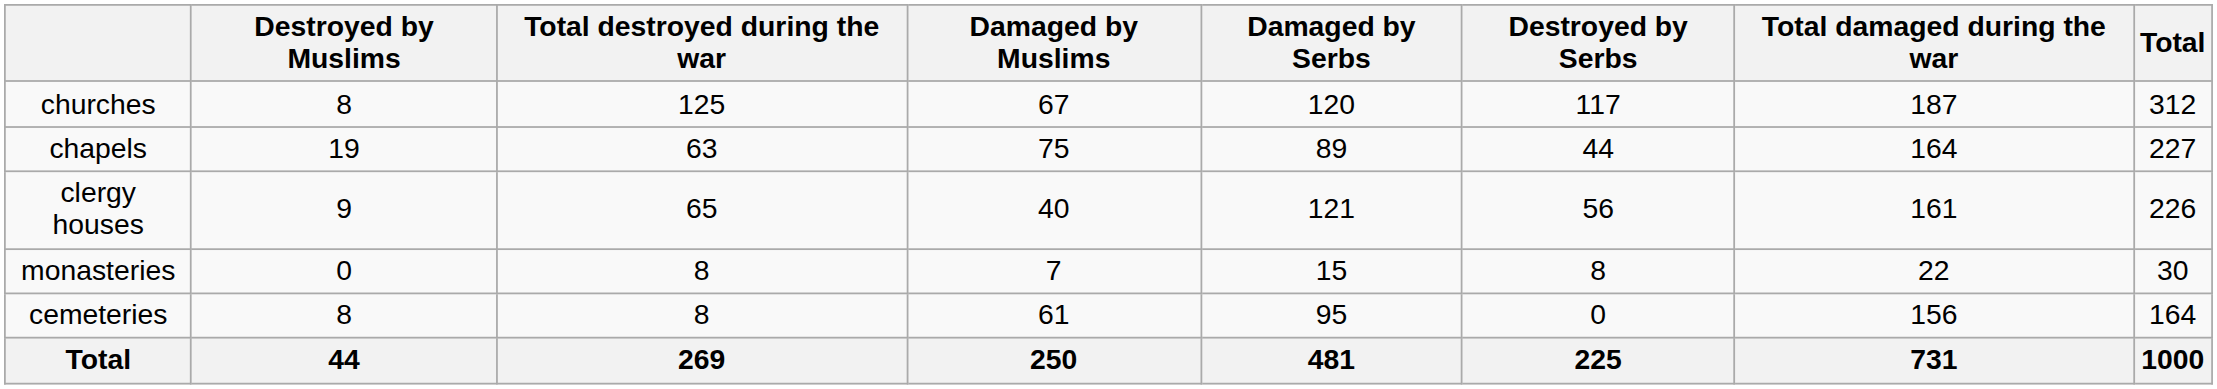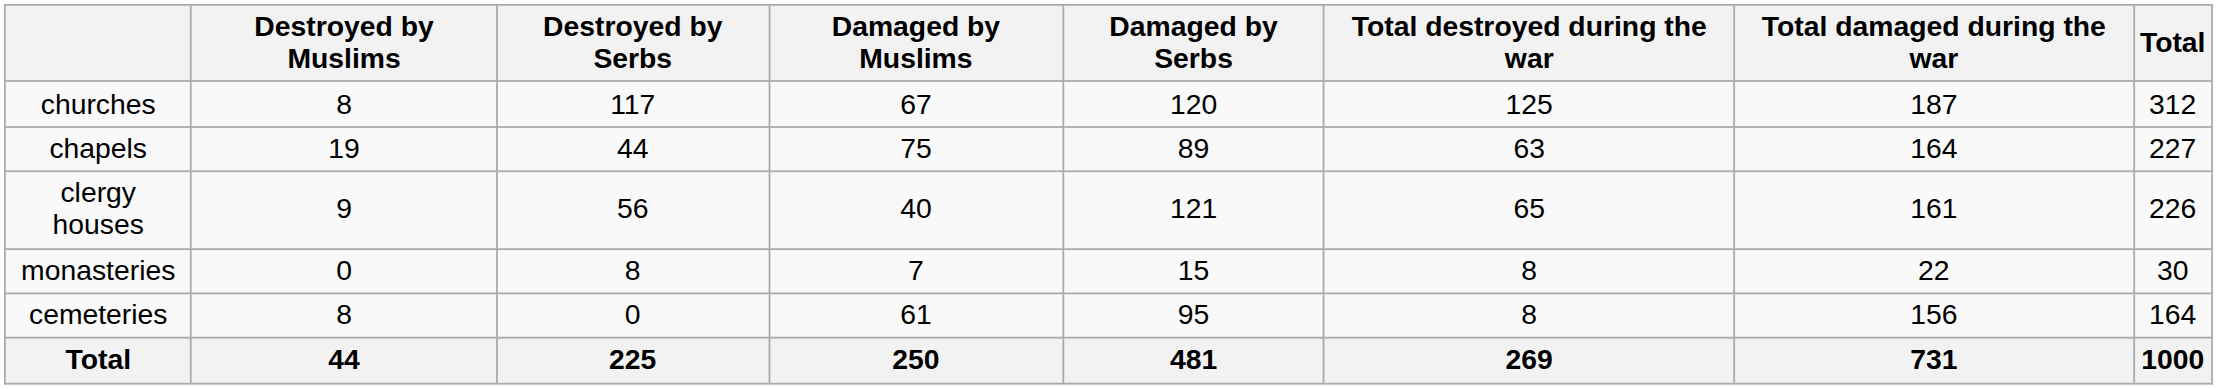columns swapped: (1598, 42) <-> (702, 42)
